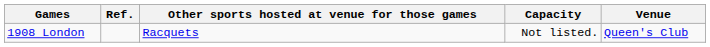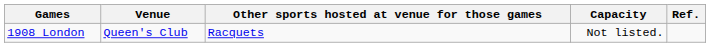columns swapped: (653, 14) <-> (120, 14)
